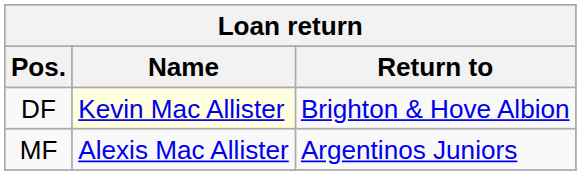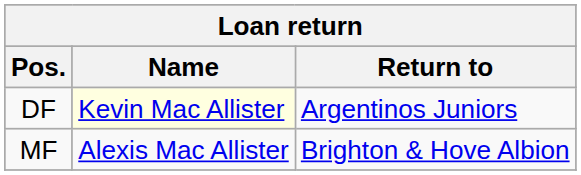(435, 109) Brighton & Hove Albion -> (409, 109) Argentinos Juniors
(409, 150) Argentinos Juniors -> (435, 150) Brighton & Hove Albion
